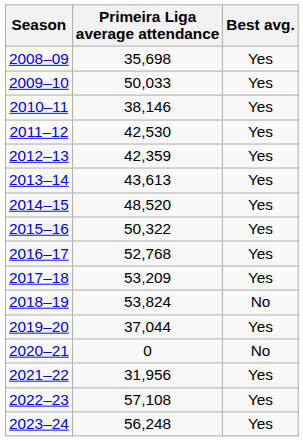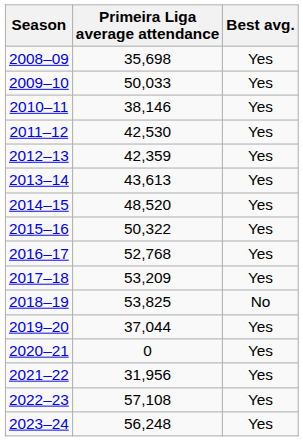(148, 302) 53,824 -> (148, 302) 53,825
(261, 350) No -> (261, 350) Yes
